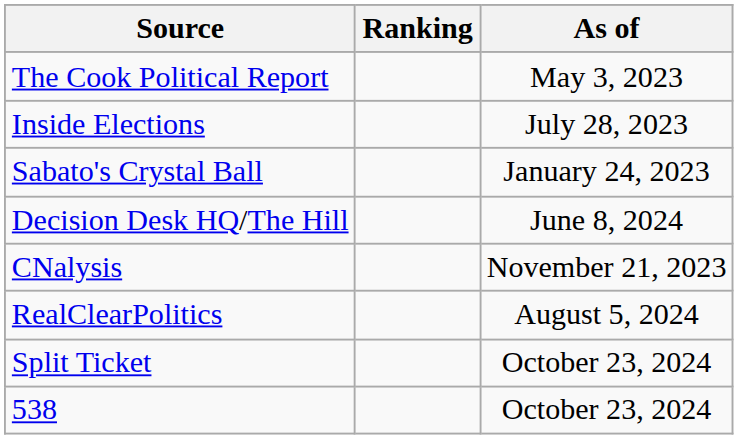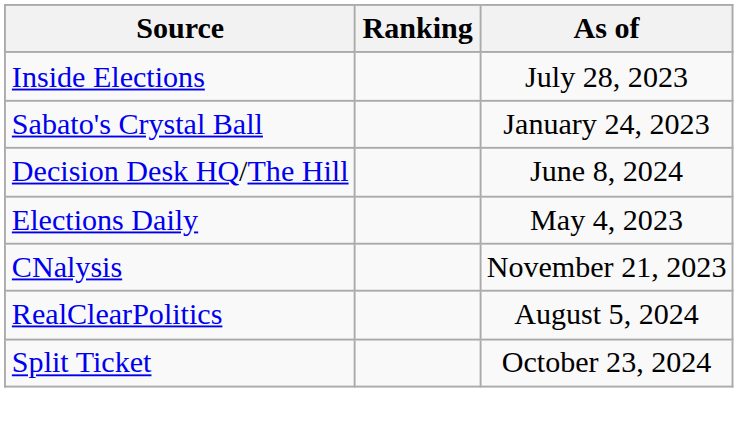- row: (170, 76)
+ row: (105, 219)
- row: (34, 409)
